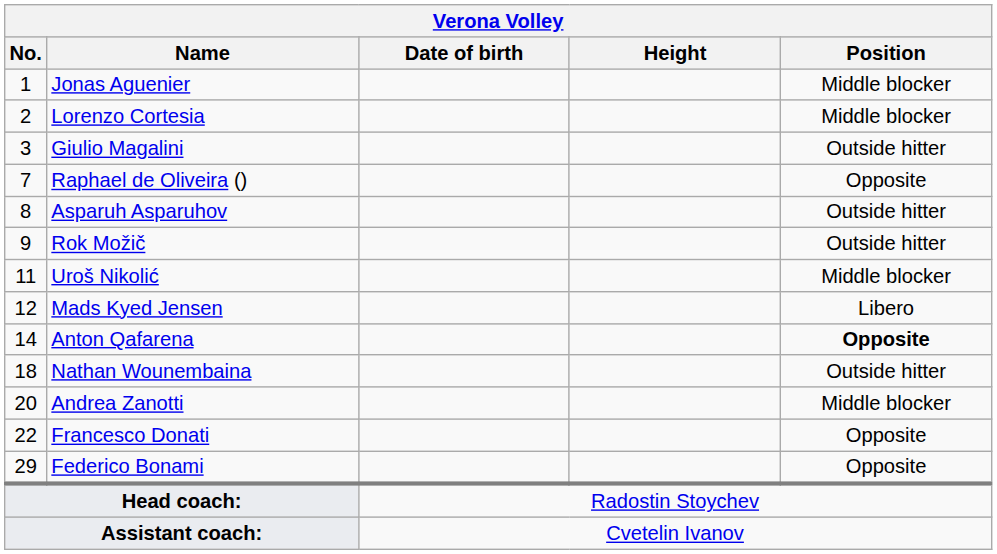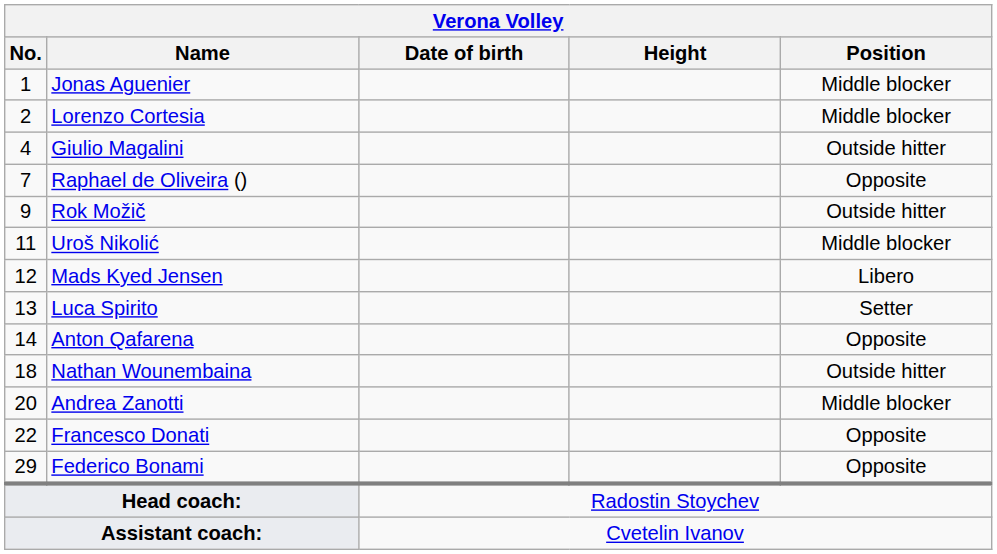(26, 148) 3 -> (26, 148) 4
- row: (139, 212)
+ row: (105, 308)
(886, 340) bold -> (886, 340) normal
